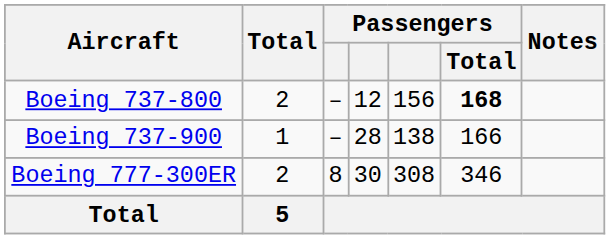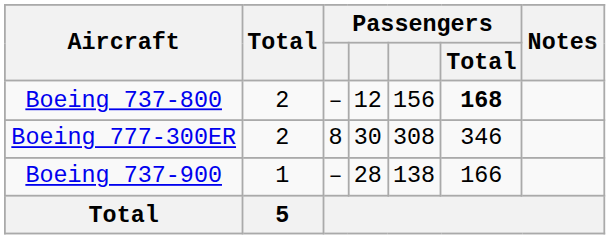rows swapped: (124, 138) <-> (124, 177)
